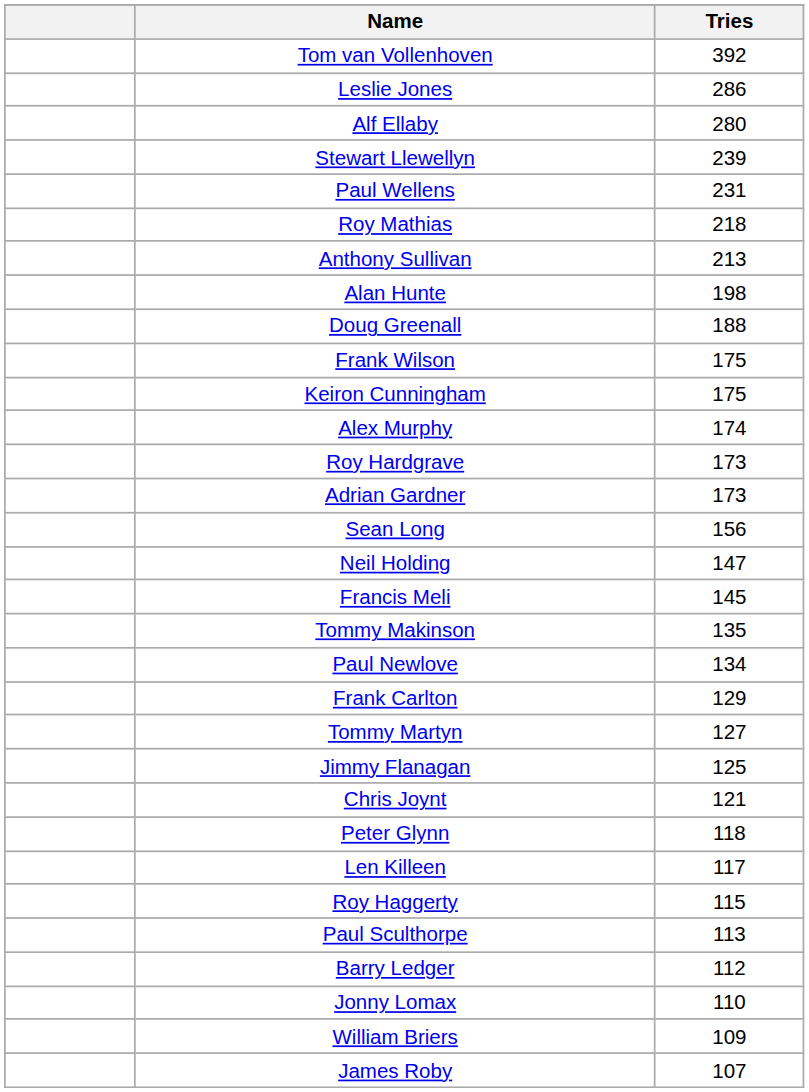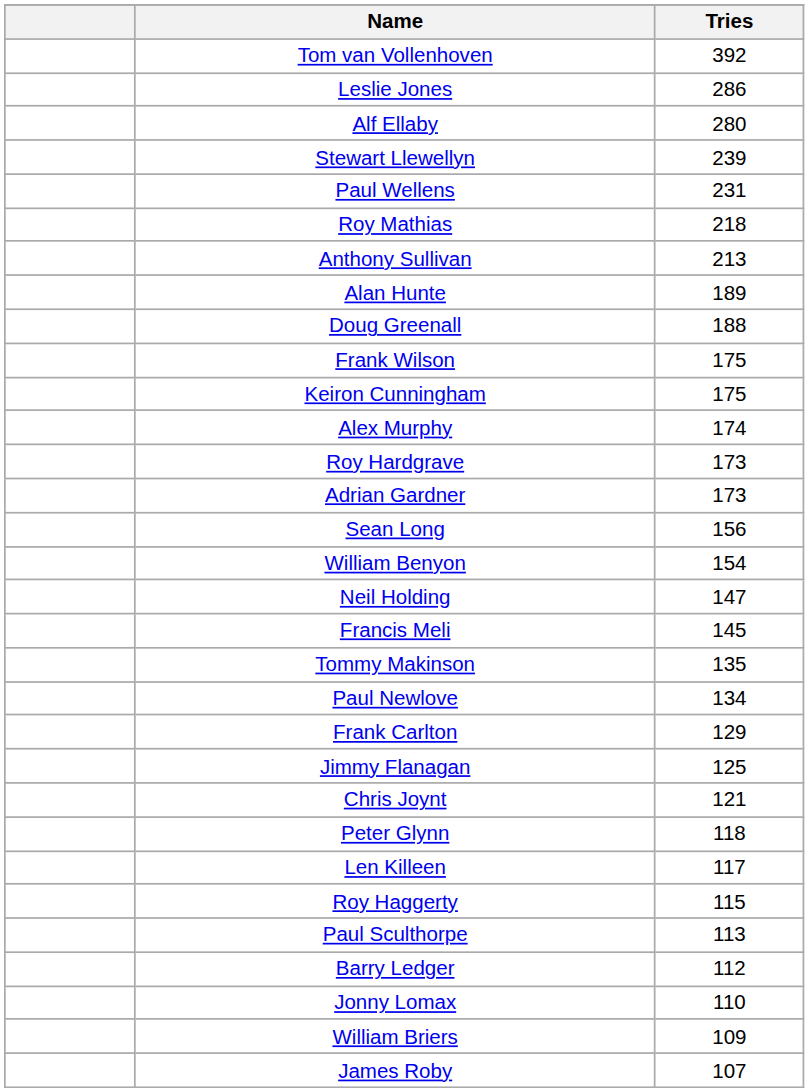(729, 292) 198 -> (729, 292) 189
+ row: (395, 563)
- row: (395, 732)
